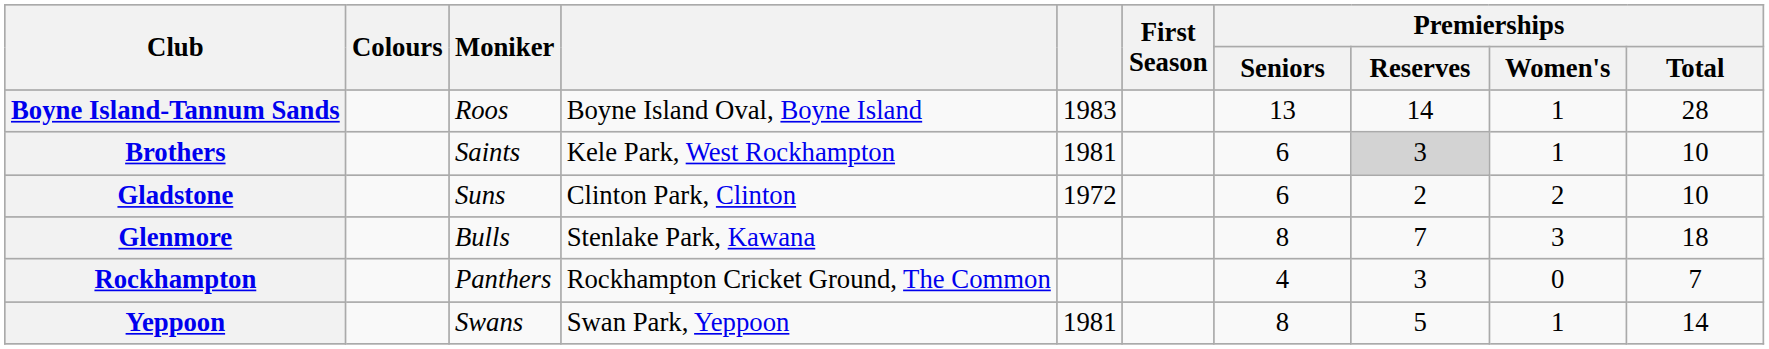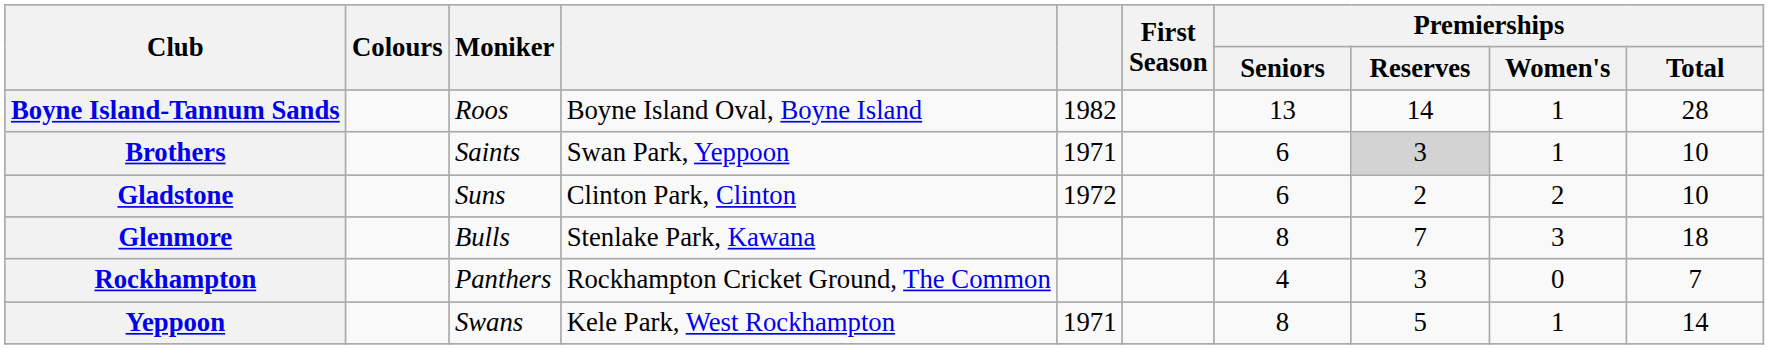(1090, 110) 1983 -> (1090, 110) 1982
(731, 152) Kele Park, West Rockhampton -> (678, 152) Swan Park, Yeppoon
(1090, 152) 1981 -> (1090, 152) 1971
(678, 322) Swan Park, Yeppoon -> (731, 322) Kele Park, West Rockhampton
(1090, 322) 1981 -> (1090, 322) 1971
